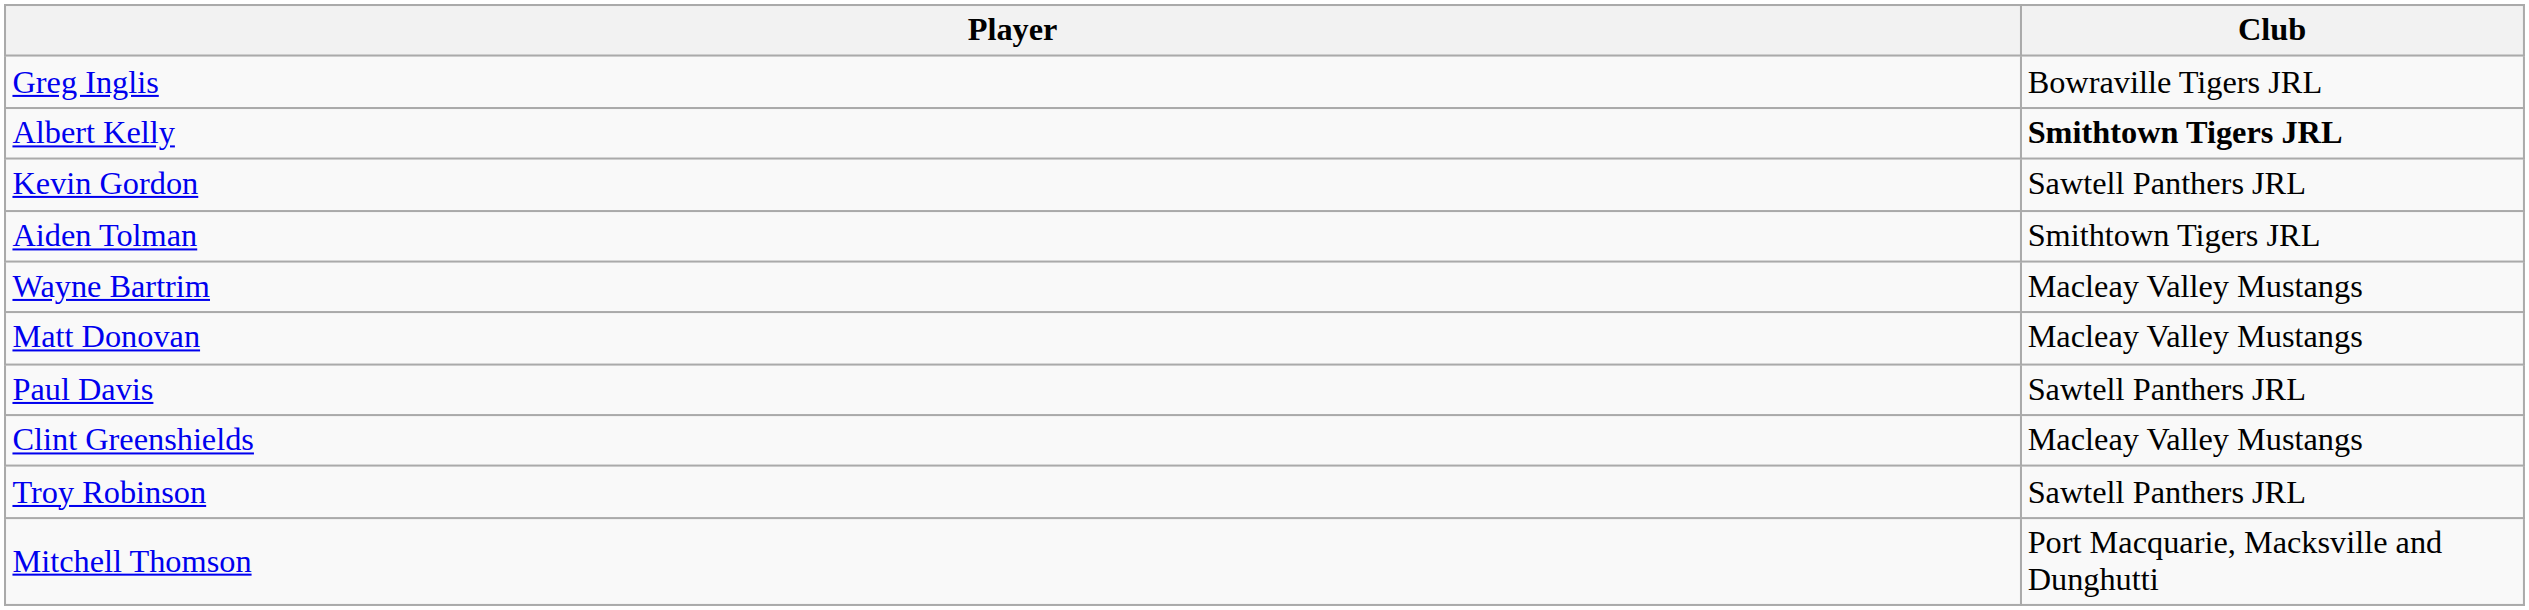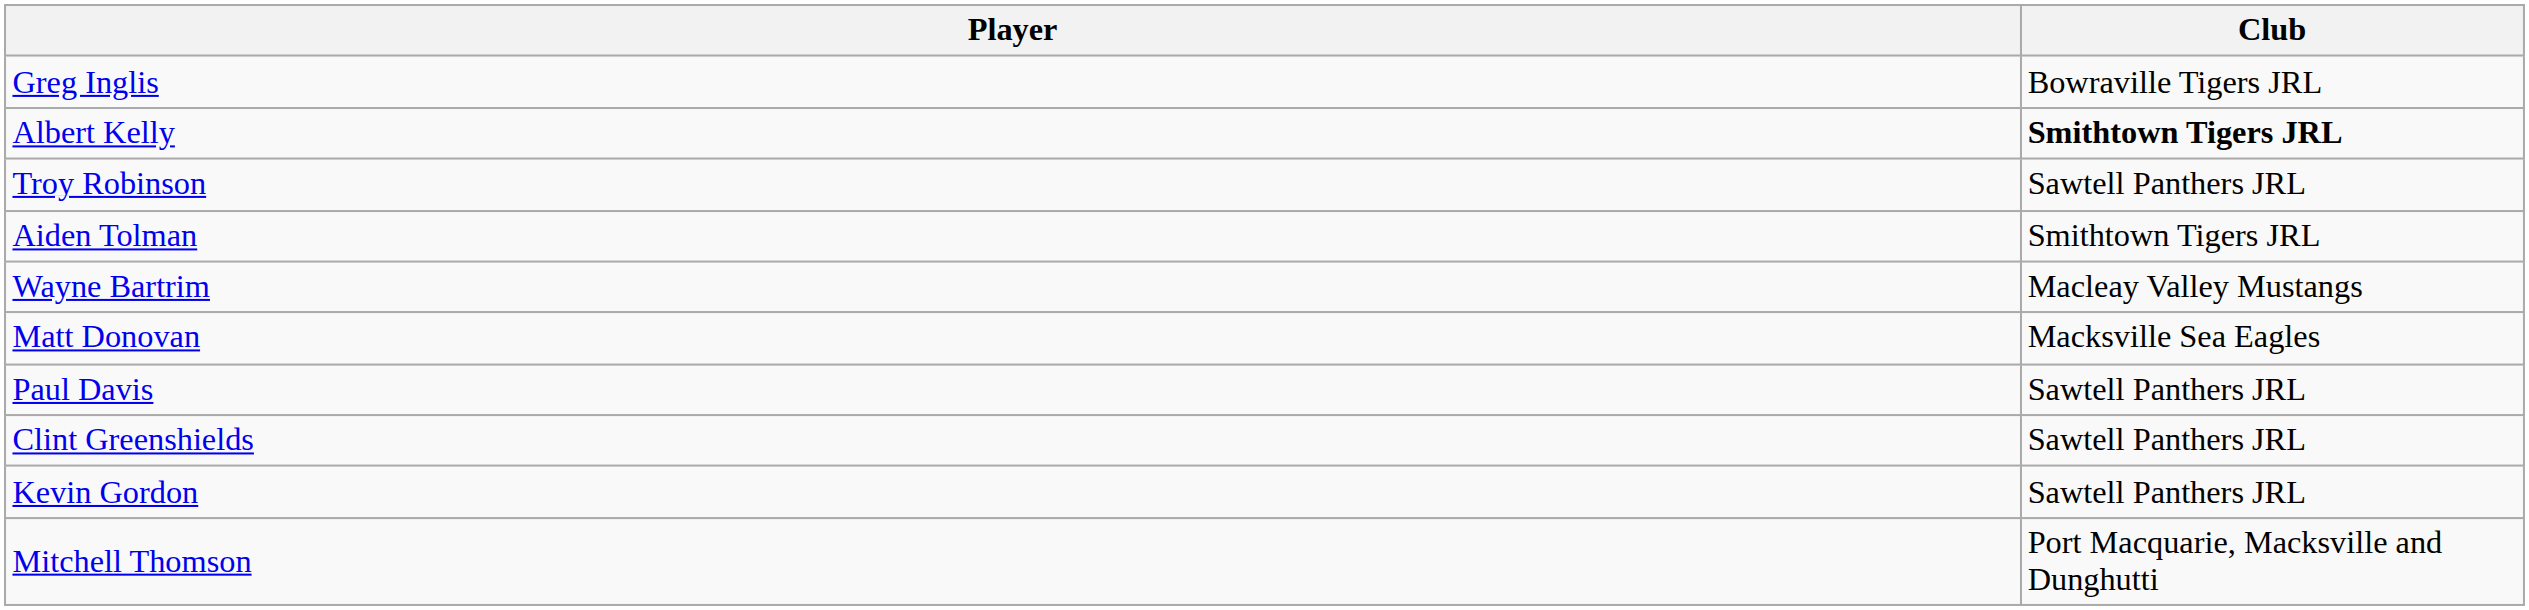rows swapped: (105, 183) <-> (109, 491)
(2195, 337) Macleay Valley Mustangs -> (2174, 337) Macksville Sea Eagles
(2195, 440) Macleay Valley Mustangs -> (2167, 440) Sawtell Panthers JRL
